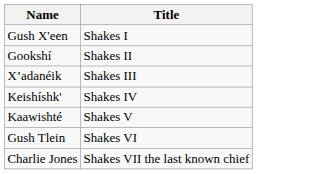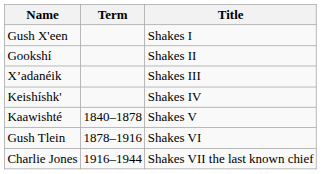+ column: (113, 14)
